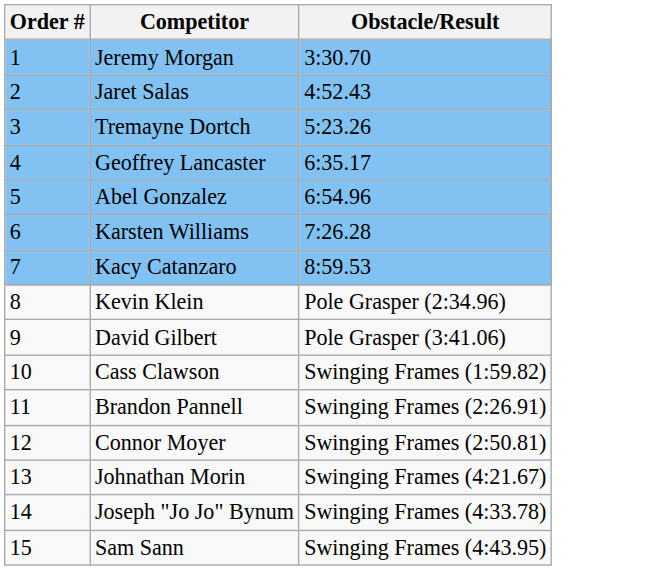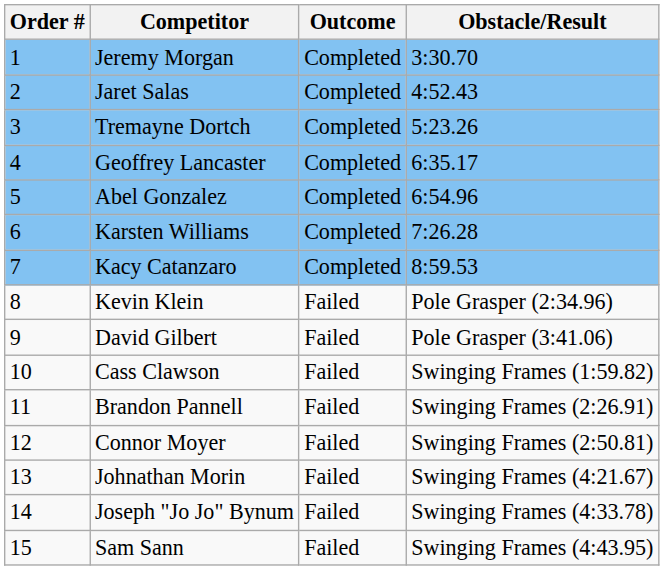+ column: (353, 22)
